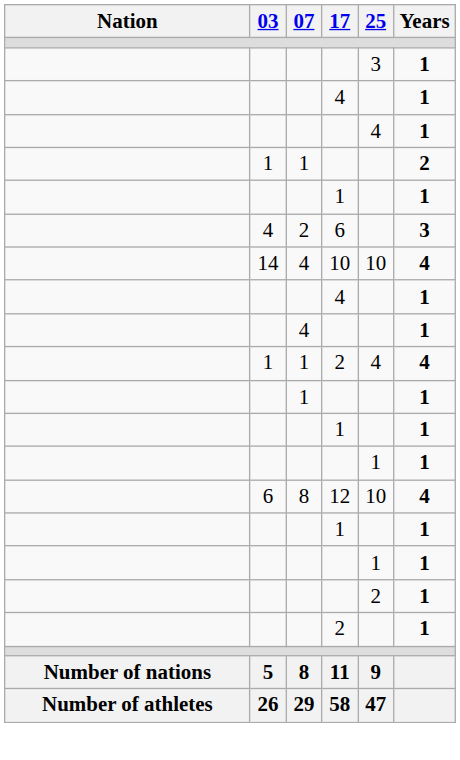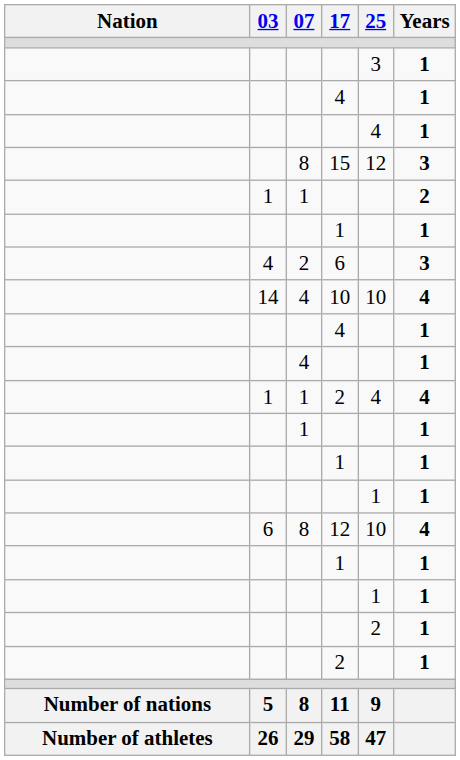+ row: (304, 163)
